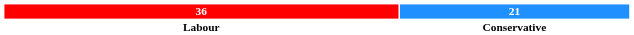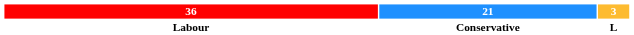+ column: (614, 11)
